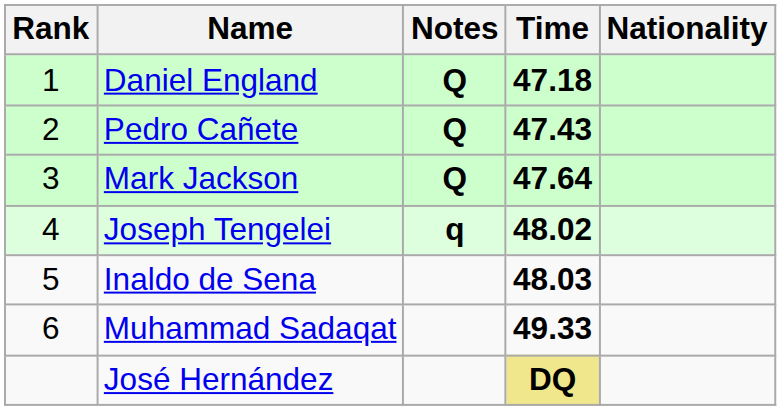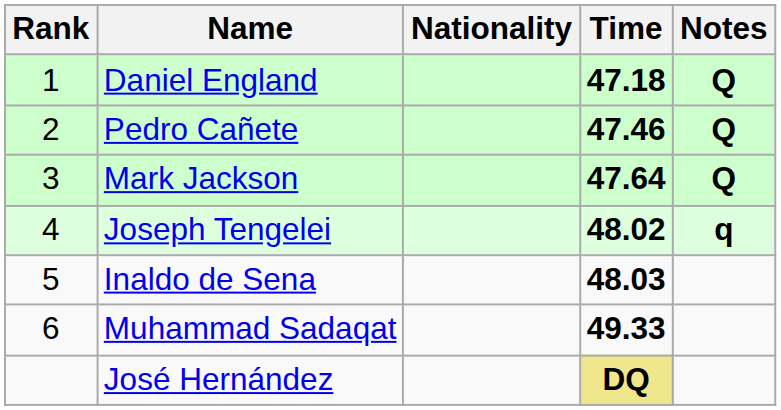columns swapped: (687, 29) <-> (455, 29)
(553, 129) 47.43 -> (626, 129) 47.46
